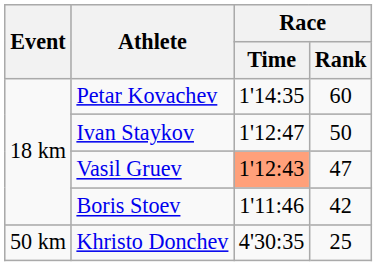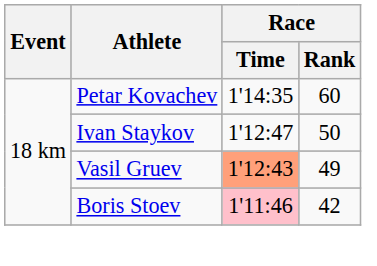(341, 169) 47 -> (330, 169) 49
(272, 206) no background -> (261, 206) pink background
- row: (152, 242)
